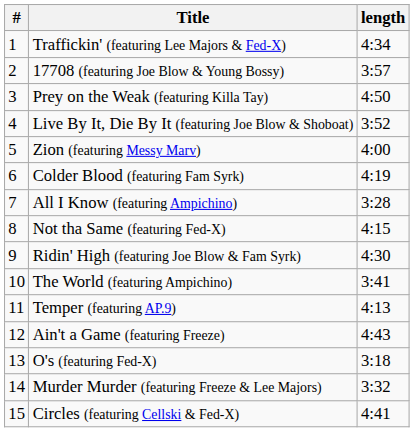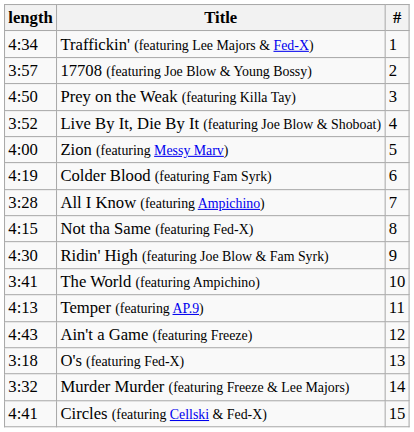columns swapped: (17, 17) <-> (383, 17)
